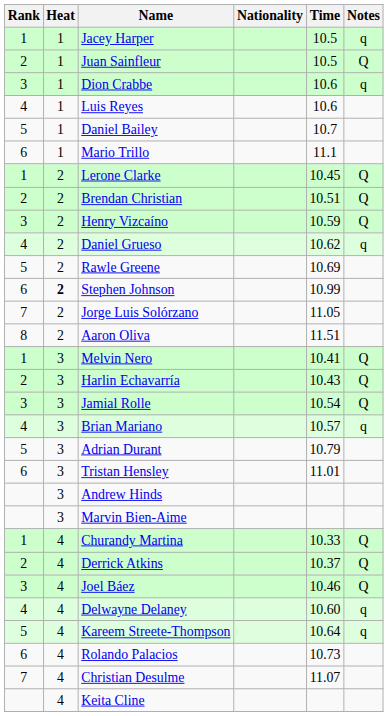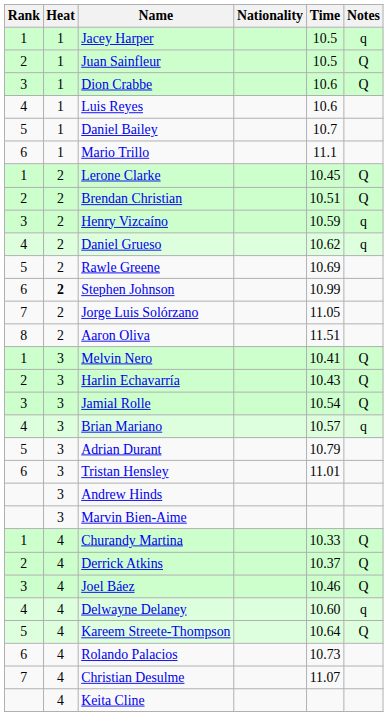(363, 84) q -> (363, 84) Q
(363, 221) Q -> (363, 221) q
(363, 631) q -> (363, 631) Q
